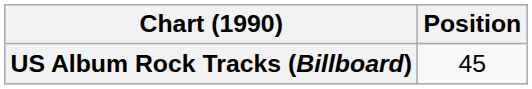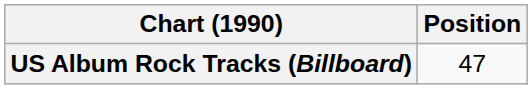(472, 63) 45 -> (472, 63) 47
